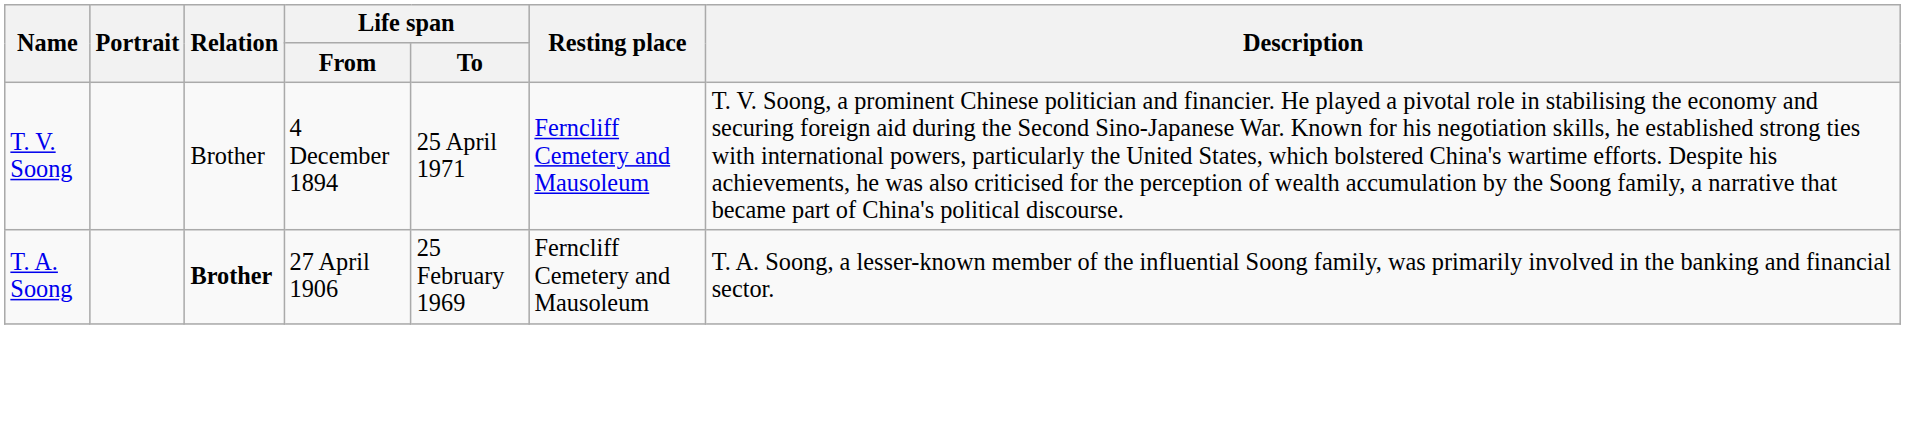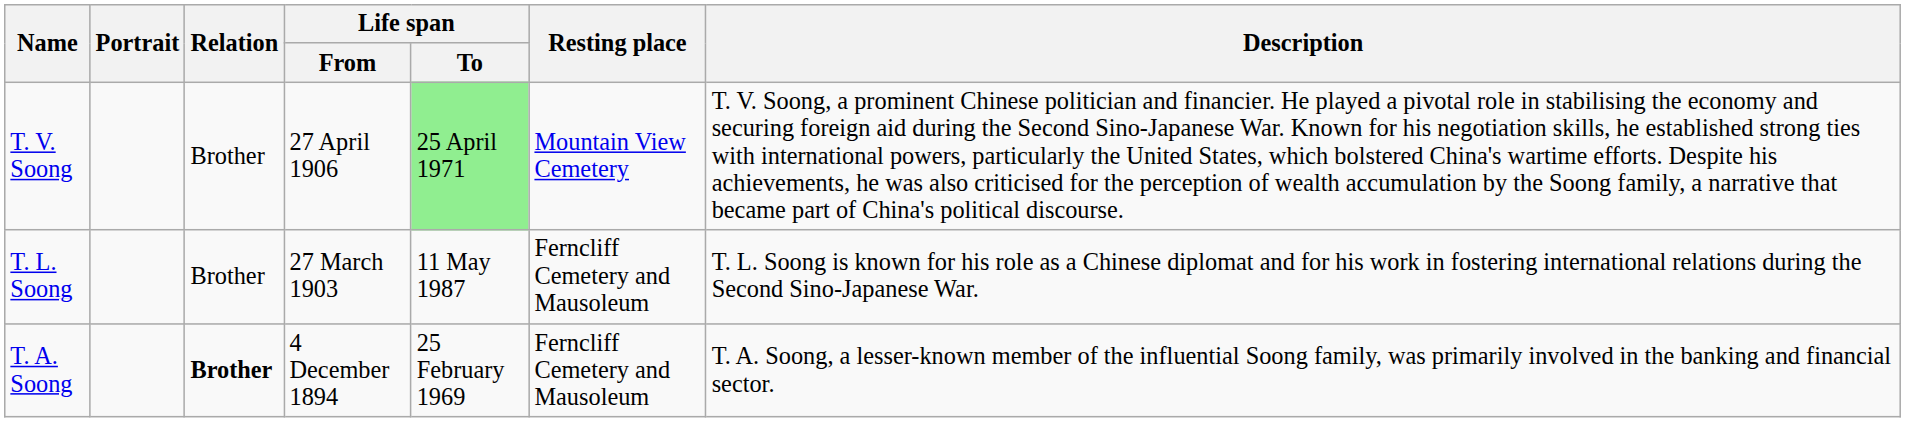(339, 155) 4 December 1894 -> (330, 155) 27 April 1906
(457, 155) no background -> (457, 155) lightgreen background
(602, 155) Ferncliff Cemetery and Mausoleum -> (610, 155) Mountain View Cemetery
+ row: (41, 276)
(330, 276) 27 April 1906 -> (339, 369) 4 December 1894
